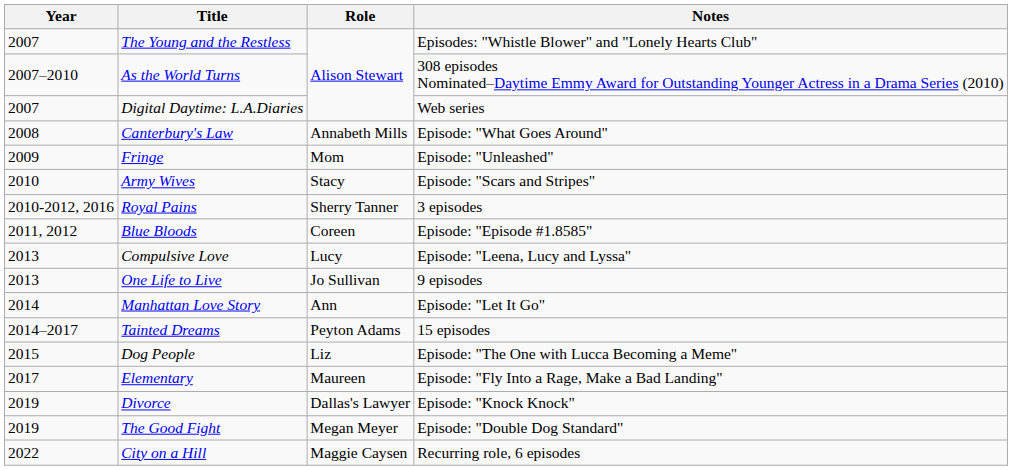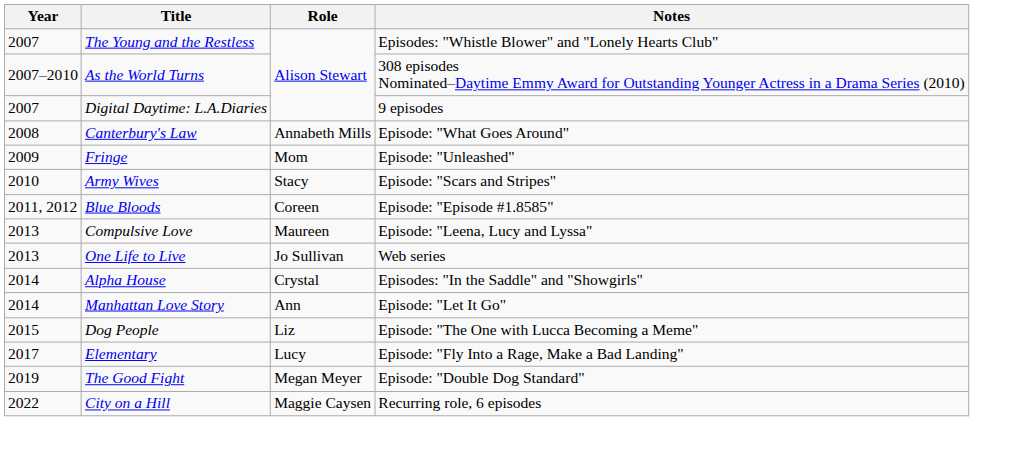(451, 108) Web series -> (411, 108) 9 episodes
- row: (159, 206)
(326, 255) Lucy -> (302, 231) Maureen
(450, 280) 9 episodes -> (412, 255) Web series
+ row: (125, 280)
- row: (170, 329)
(338, 378) Maureen -> (290, 354) Lucy
- row: (146, 403)
